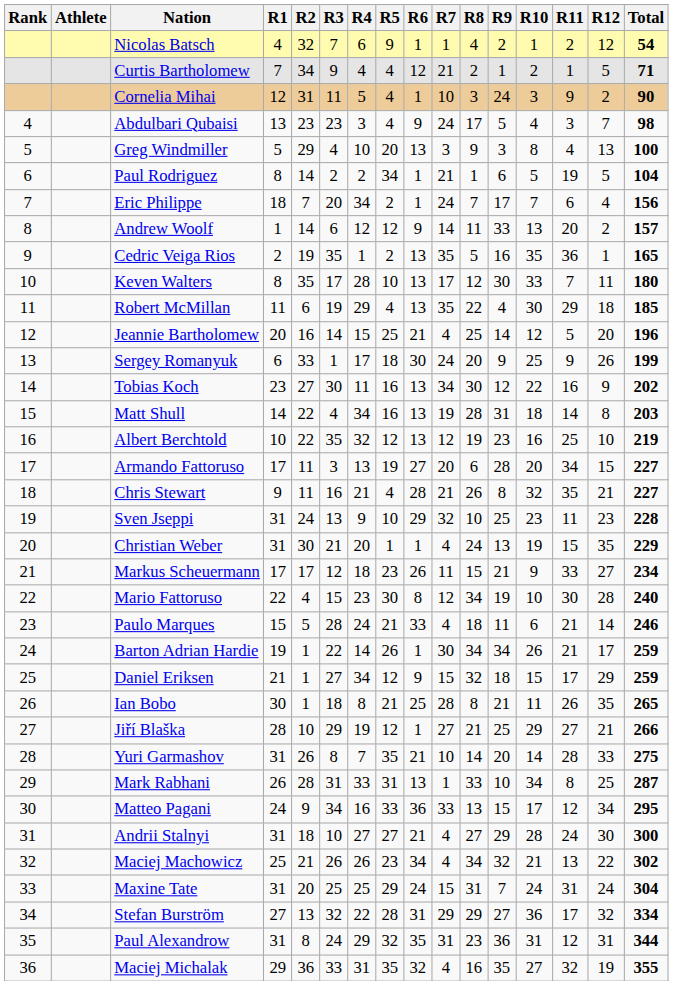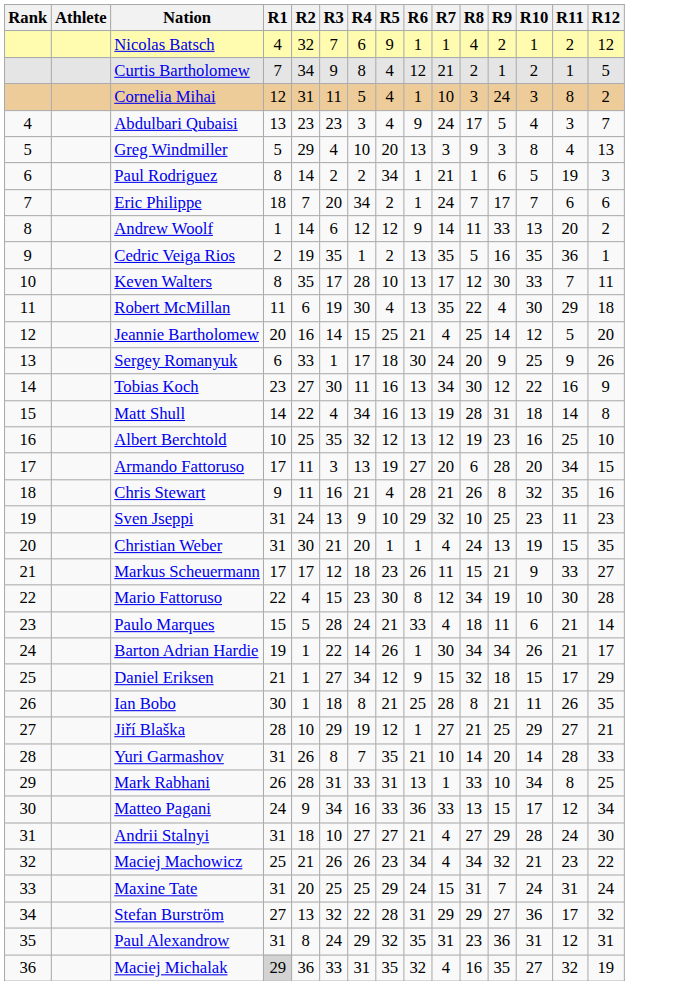- column: (646, 17)
(362, 70) 4 -> (362, 70) 8
(570, 96) 9 -> (570, 96) 8
(606, 176) 5 -> (606, 176) 3
(606, 202) 4 -> (606, 202) 6
(362, 307) 29 -> (362, 307) 30
(306, 439) 22 -> (306, 439) 25
(606, 492) 21 -> (606, 492) 16
(570, 862) 13 -> (570, 862) 23
(278, 967) no background -> (278, 967) lightgrey background
